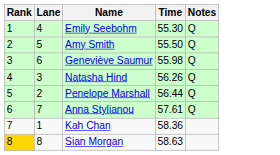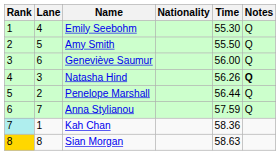+ column: (184, 12)
(170, 61) 55.98 -> (227, 61) 56.00
(192, 77) normal -> (249, 77) bold
(170, 110) 57.61 -> (227, 110) 57.59
(10, 126) no background -> (10, 126) paleturquoise background
